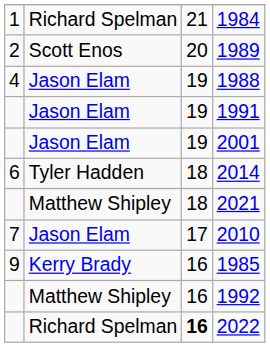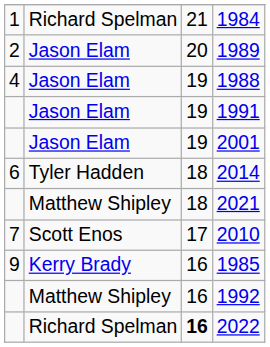(76, 50) Scott Enos -> (79, 50) Jason Elam
(79, 234) Jason Elam -> (76, 234) Scott Enos
